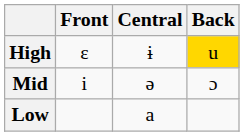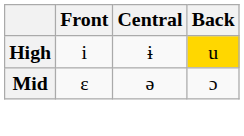(84, 51) ɛ -> (84, 51) i
(84, 83) i -> (84, 83) ɛ
- row: (30, 114)
